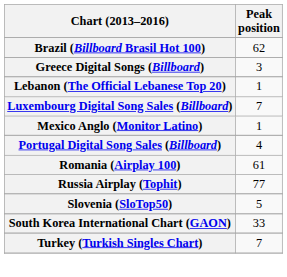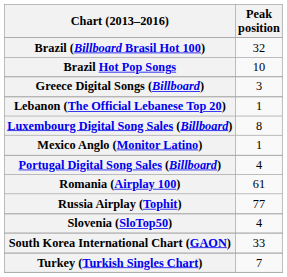(259, 47) 62 -> (259, 47) 32
+ row: (120, 67)
(259, 106) 7 -> (259, 125) 8
(259, 203) 5 -> (259, 223) 4
